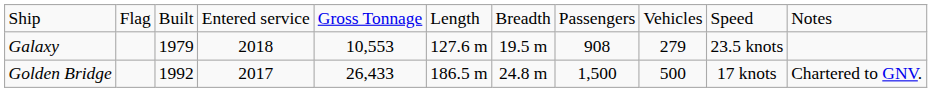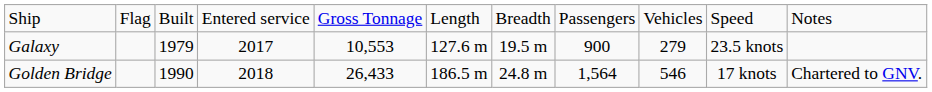(256, 45) 2018 -> (256, 45) 2017
(597, 45) 908 -> (597, 45) 900
(176, 73) 1992 -> (176, 73) 1990
(256, 73) 2017 -> (256, 73) 2018
(597, 73) 1,500 -> (597, 73) 1,564
(673, 73) 500 -> (673, 73) 546
